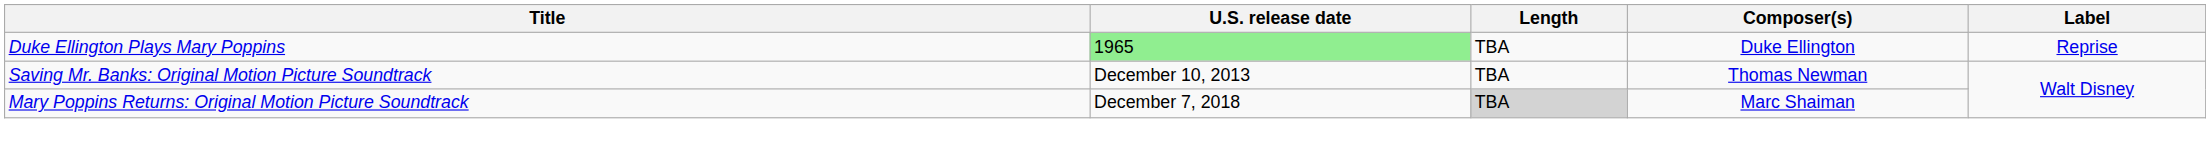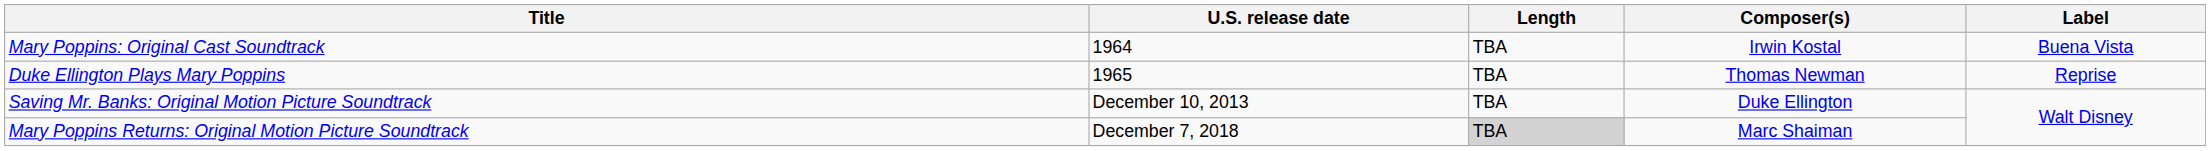+ row: (167, 46)
(1114, 46) lightgreen background -> (1112, 74) no background
(1798, 46) Duke Ellington -> (1795, 74) Thomas Newman
(1798, 74) Thomas Newman -> (1795, 103) Duke Ellington
